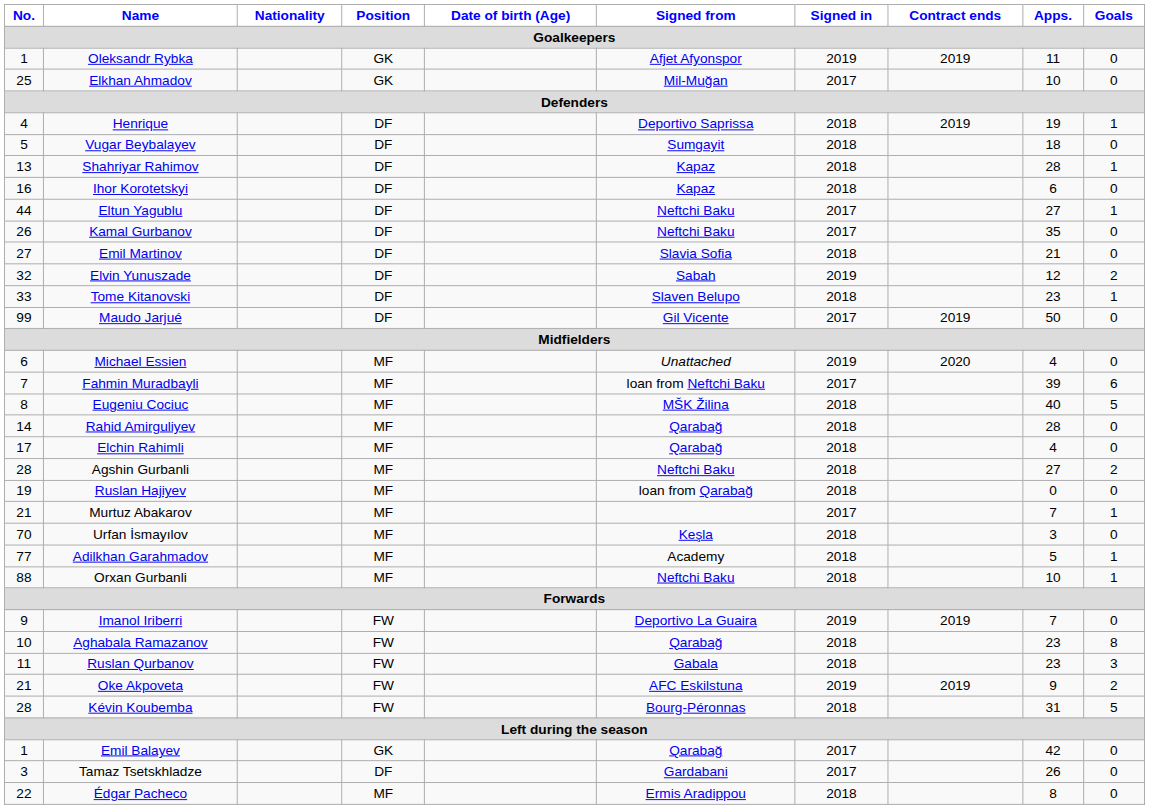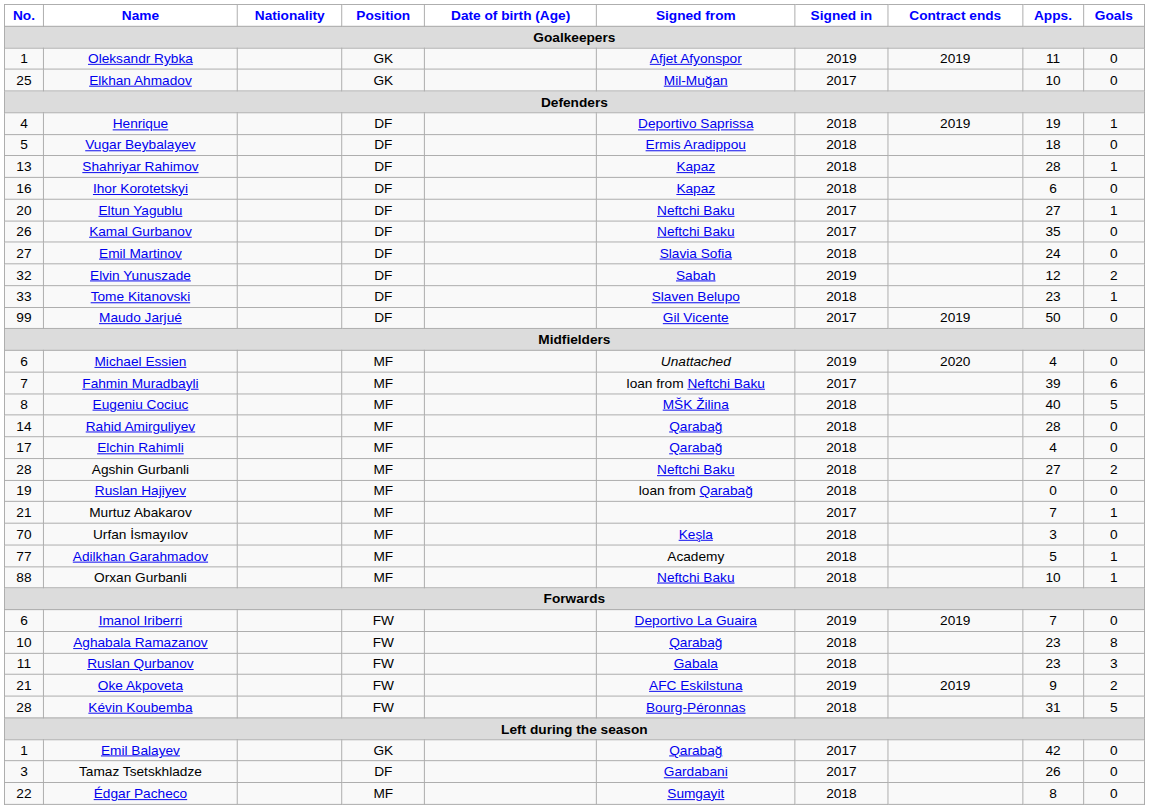(696, 145) Sumgayit -> (696, 145) Ermis Aradippou
(24, 210) 44 -> (24, 210) 20
(1053, 253) 21 -> (1053, 253) 24
(24, 621) 9 -> (24, 621) 6
(696, 794) Ermis Aradippou -> (696, 794) Sumgayit
